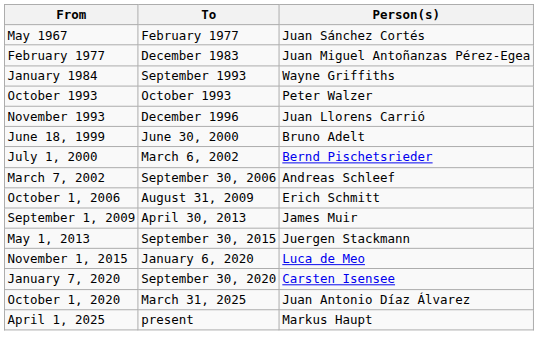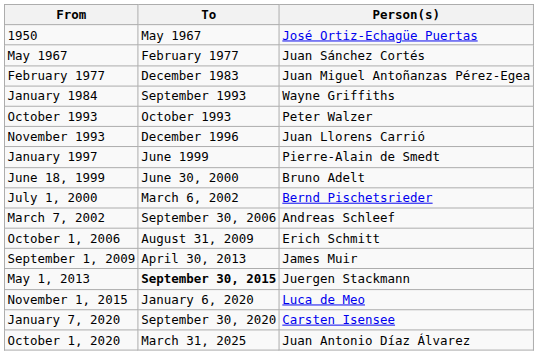+ row: (22, 35)
+ row: (53, 157)
(209, 238) normal -> (209, 279) bold
- row: (56, 320)
